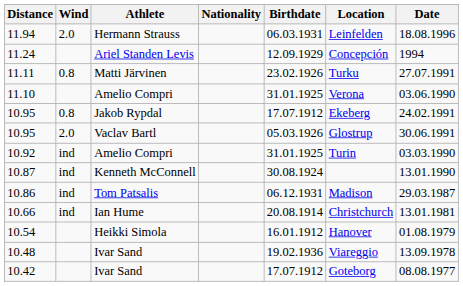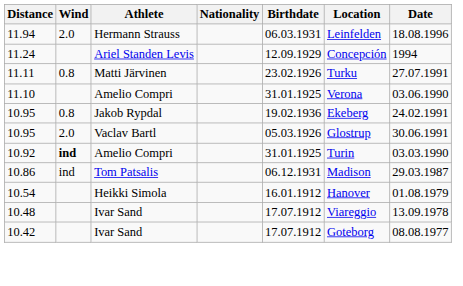(295, 113) 17.07.1912 -> (293, 113) 19.02.1936
(67, 152) normal -> (67, 152) bold
- row: (21, 172)
- row: (21, 212)
(295, 251) 19.02.1936 -> (293, 212) 17.07.1912
